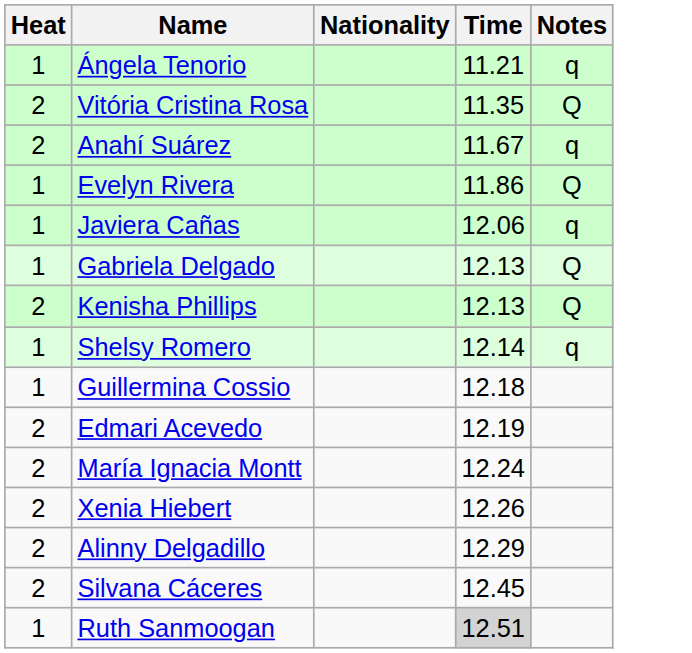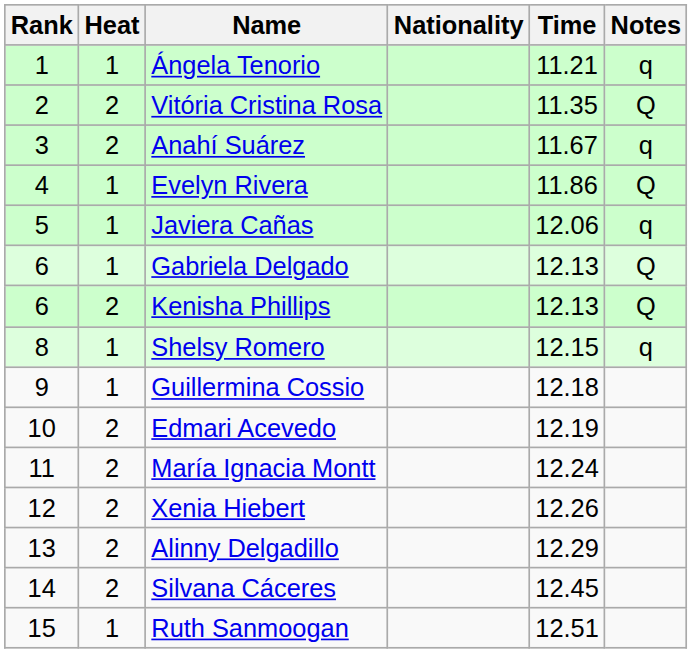+ column: (42, 25)
(493, 347) 12.14 -> (567, 347) 12.15
(493, 628) lightgrey background -> (567, 628) no background
